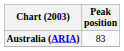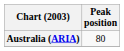(101, 38) 83 -> (101, 38) 80
